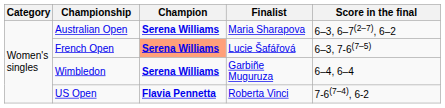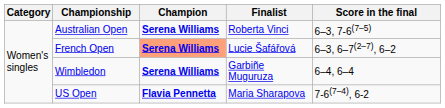(267, 30) Maria Sharapova -> (258, 30) Roberta Vinci
(355, 30) 6–3, 6–7(2–7), 6–2 -> (343, 30) 6–3, 7-6(7–5)
(343, 49) 6–3, 7-6(7–5) -> (355, 49) 6–3, 6–7(2–7), 6–2
(258, 94) Roberta Vinci -> (267, 94) Maria Sharapova
